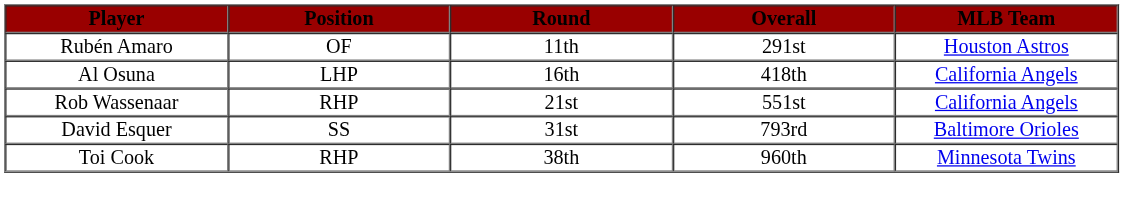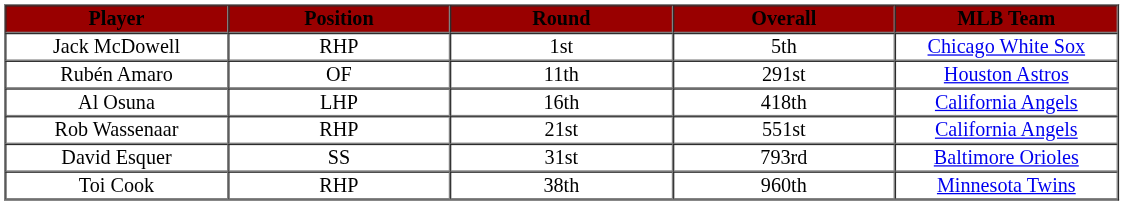+ row: (116, 46)
